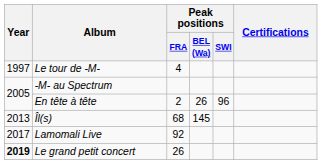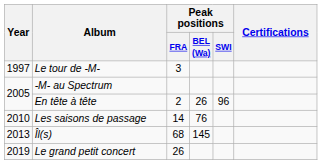(178, 69) 4 -> (178, 69) 3
+ row: (90, 118)
- row: (68, 135)
(18, 151) bold -> (18, 151) normal
